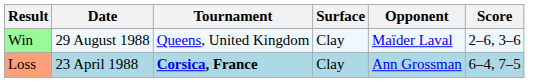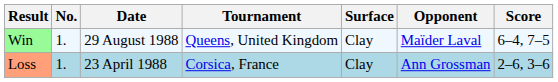+ column: (66, 16)
(495, 40) 2–6, 3–6 -> (524, 40) 6–4, 7–5
(207, 64) bold -> (232, 64) normal
(495, 64) 6–4, 7–5 -> (524, 64) 2–6, 3–6
